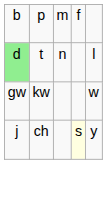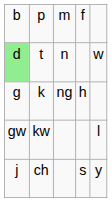(94, 54) l -> (99, 54) w
+ row: (41, 92)
(94, 92) w -> (99, 131) l
(78, 131) lightyellow background -> (83, 170) no background
